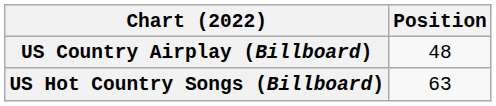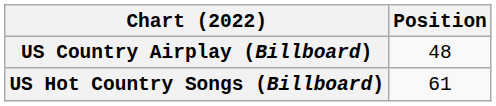(440, 84) 63 -> (440, 84) 61
